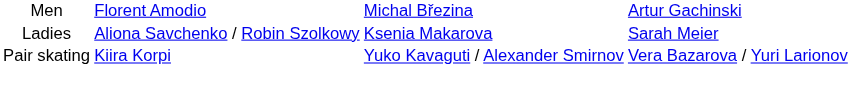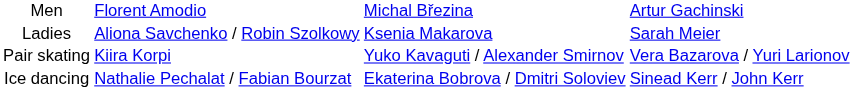+ row: (47, 79)
